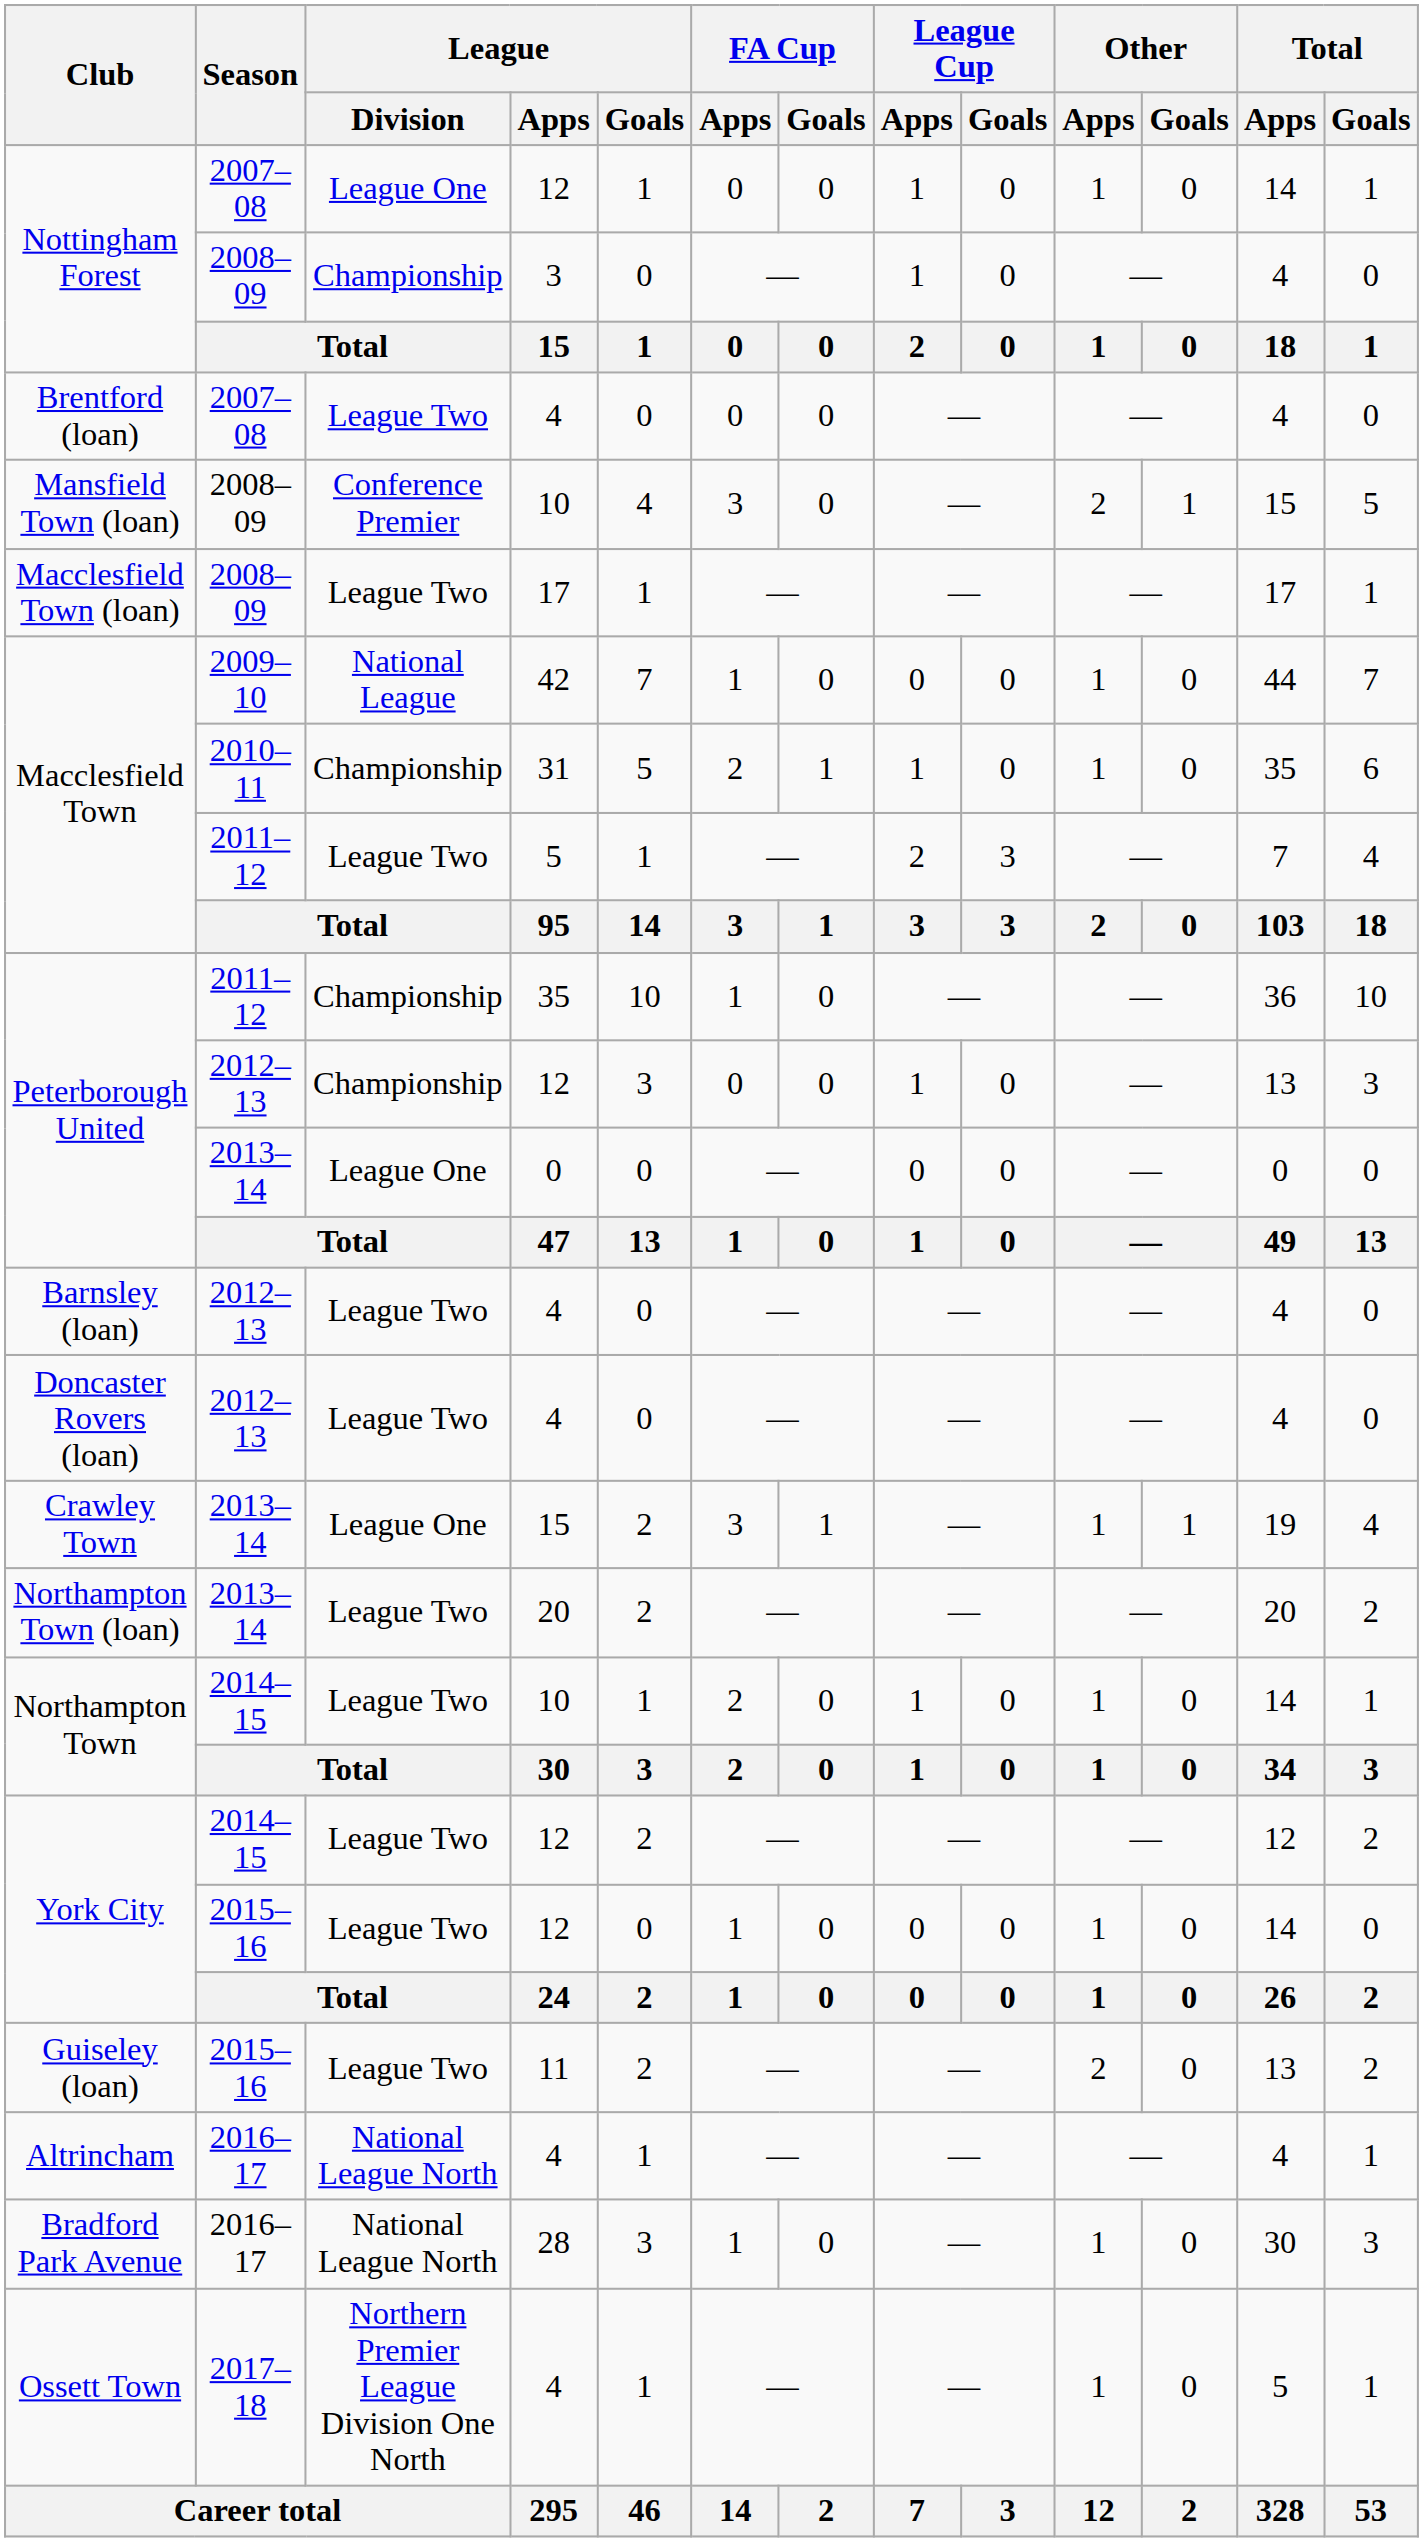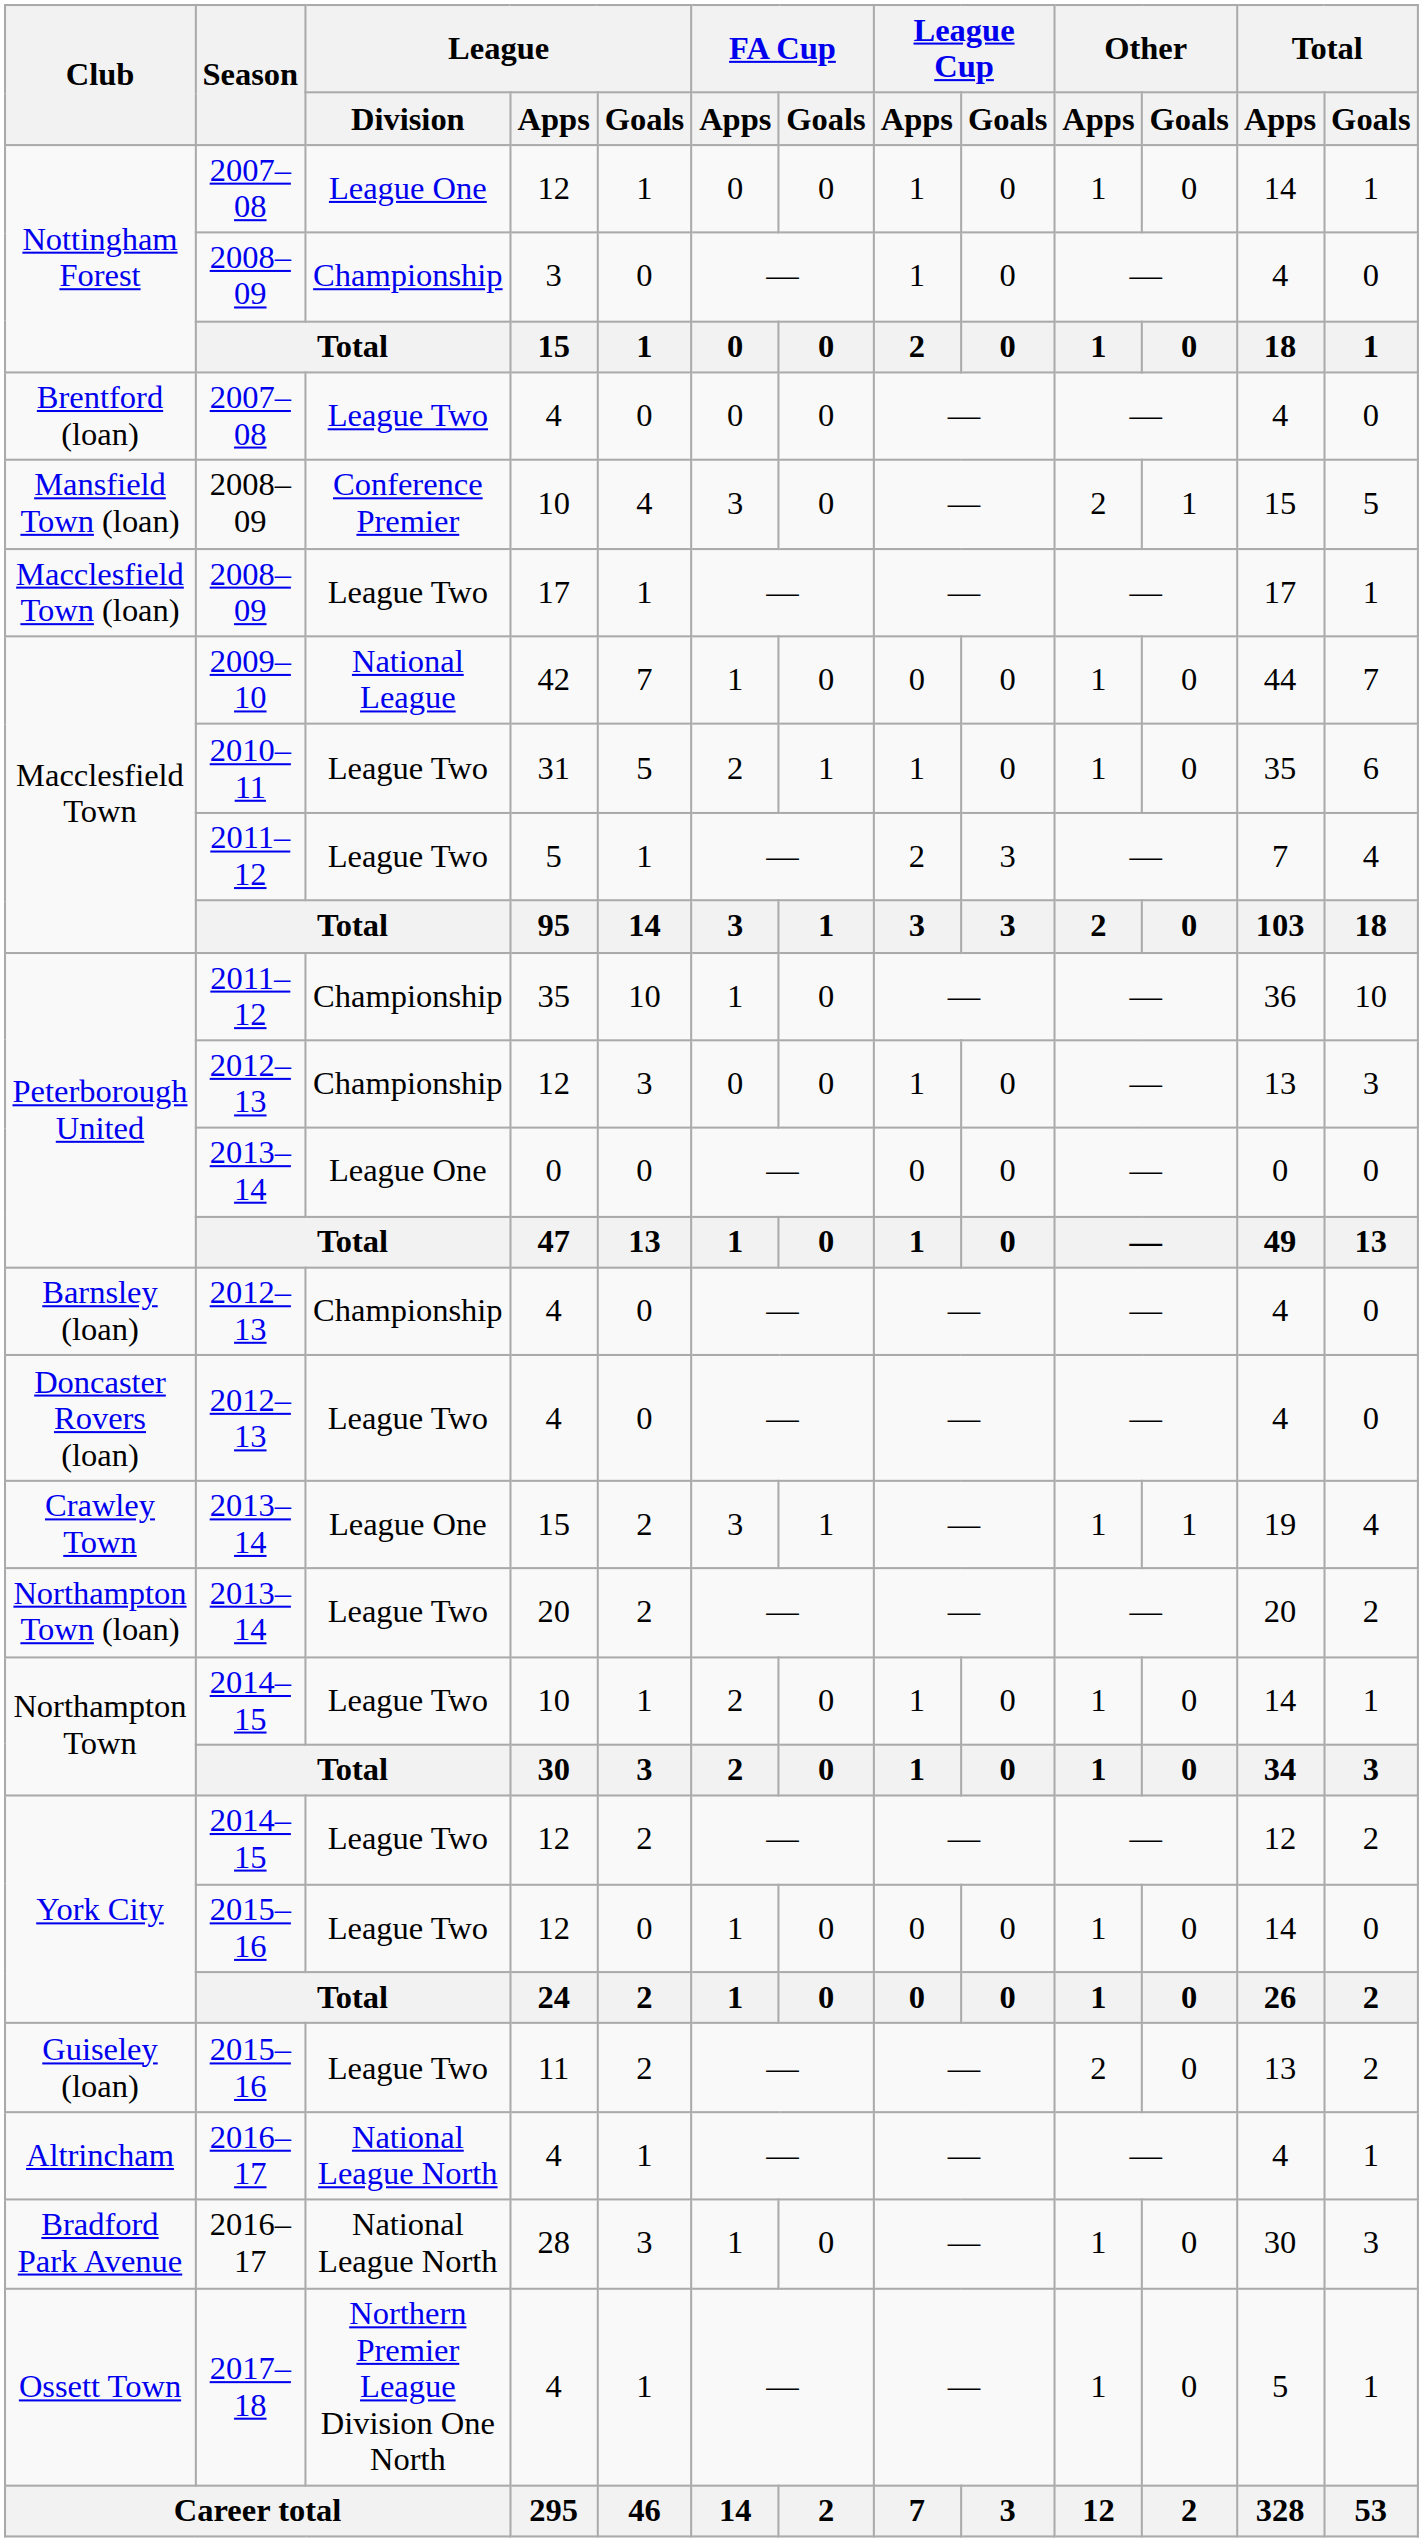(408, 767) Championship -> (408, 767) League Two
(408, 1311) League Two -> (408, 1311) Championship
